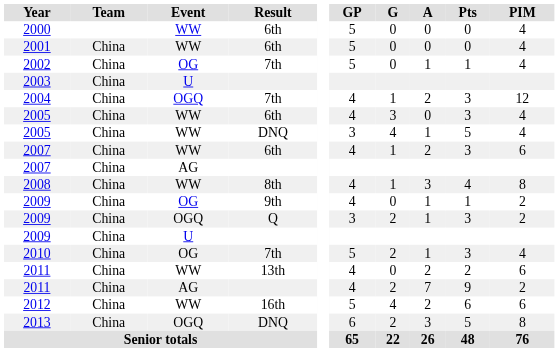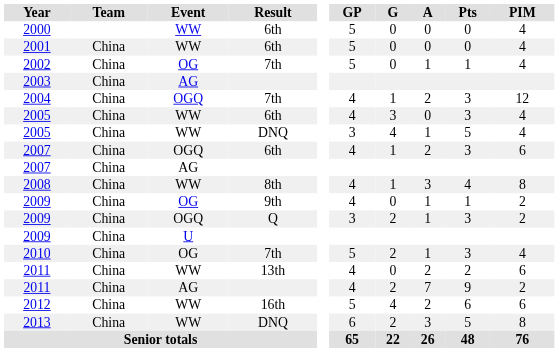(188, 81) U -> (188, 81) AG
(188, 150) WW -> (188, 150) OGQ
(188, 322) OGQ -> (188, 322) WW
